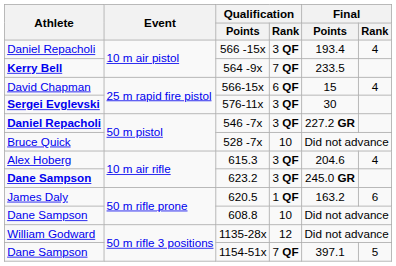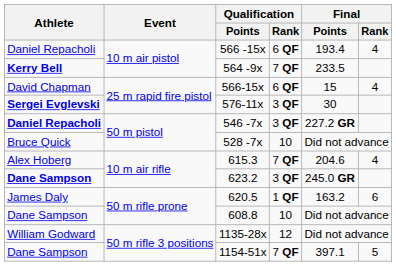(286, 50) 3 QF -> (286, 50) 6 QF
(286, 160) 3 QF -> (286, 160) 7 QF
